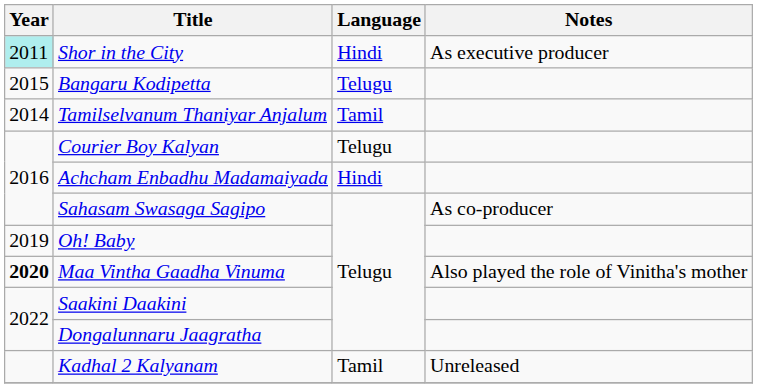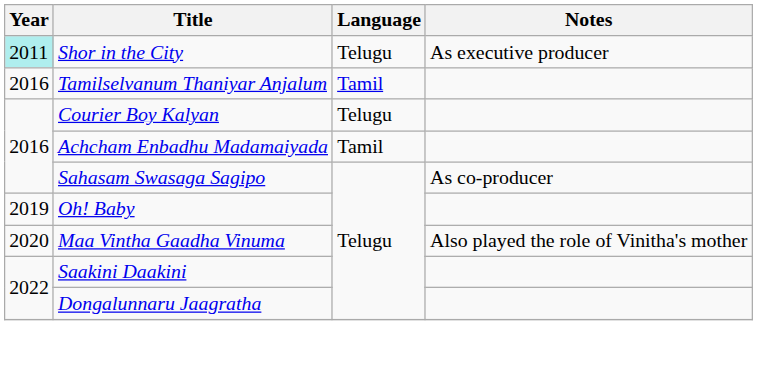(360, 51) Hindi -> (365, 51) Telugu
- row: (134, 83)
(29, 114) 2014 -> (29, 83) 2016
(360, 177) Hindi -> (360, 146) Tamil
(29, 271) bold -> (29, 240) normal
- row: (138, 366)
